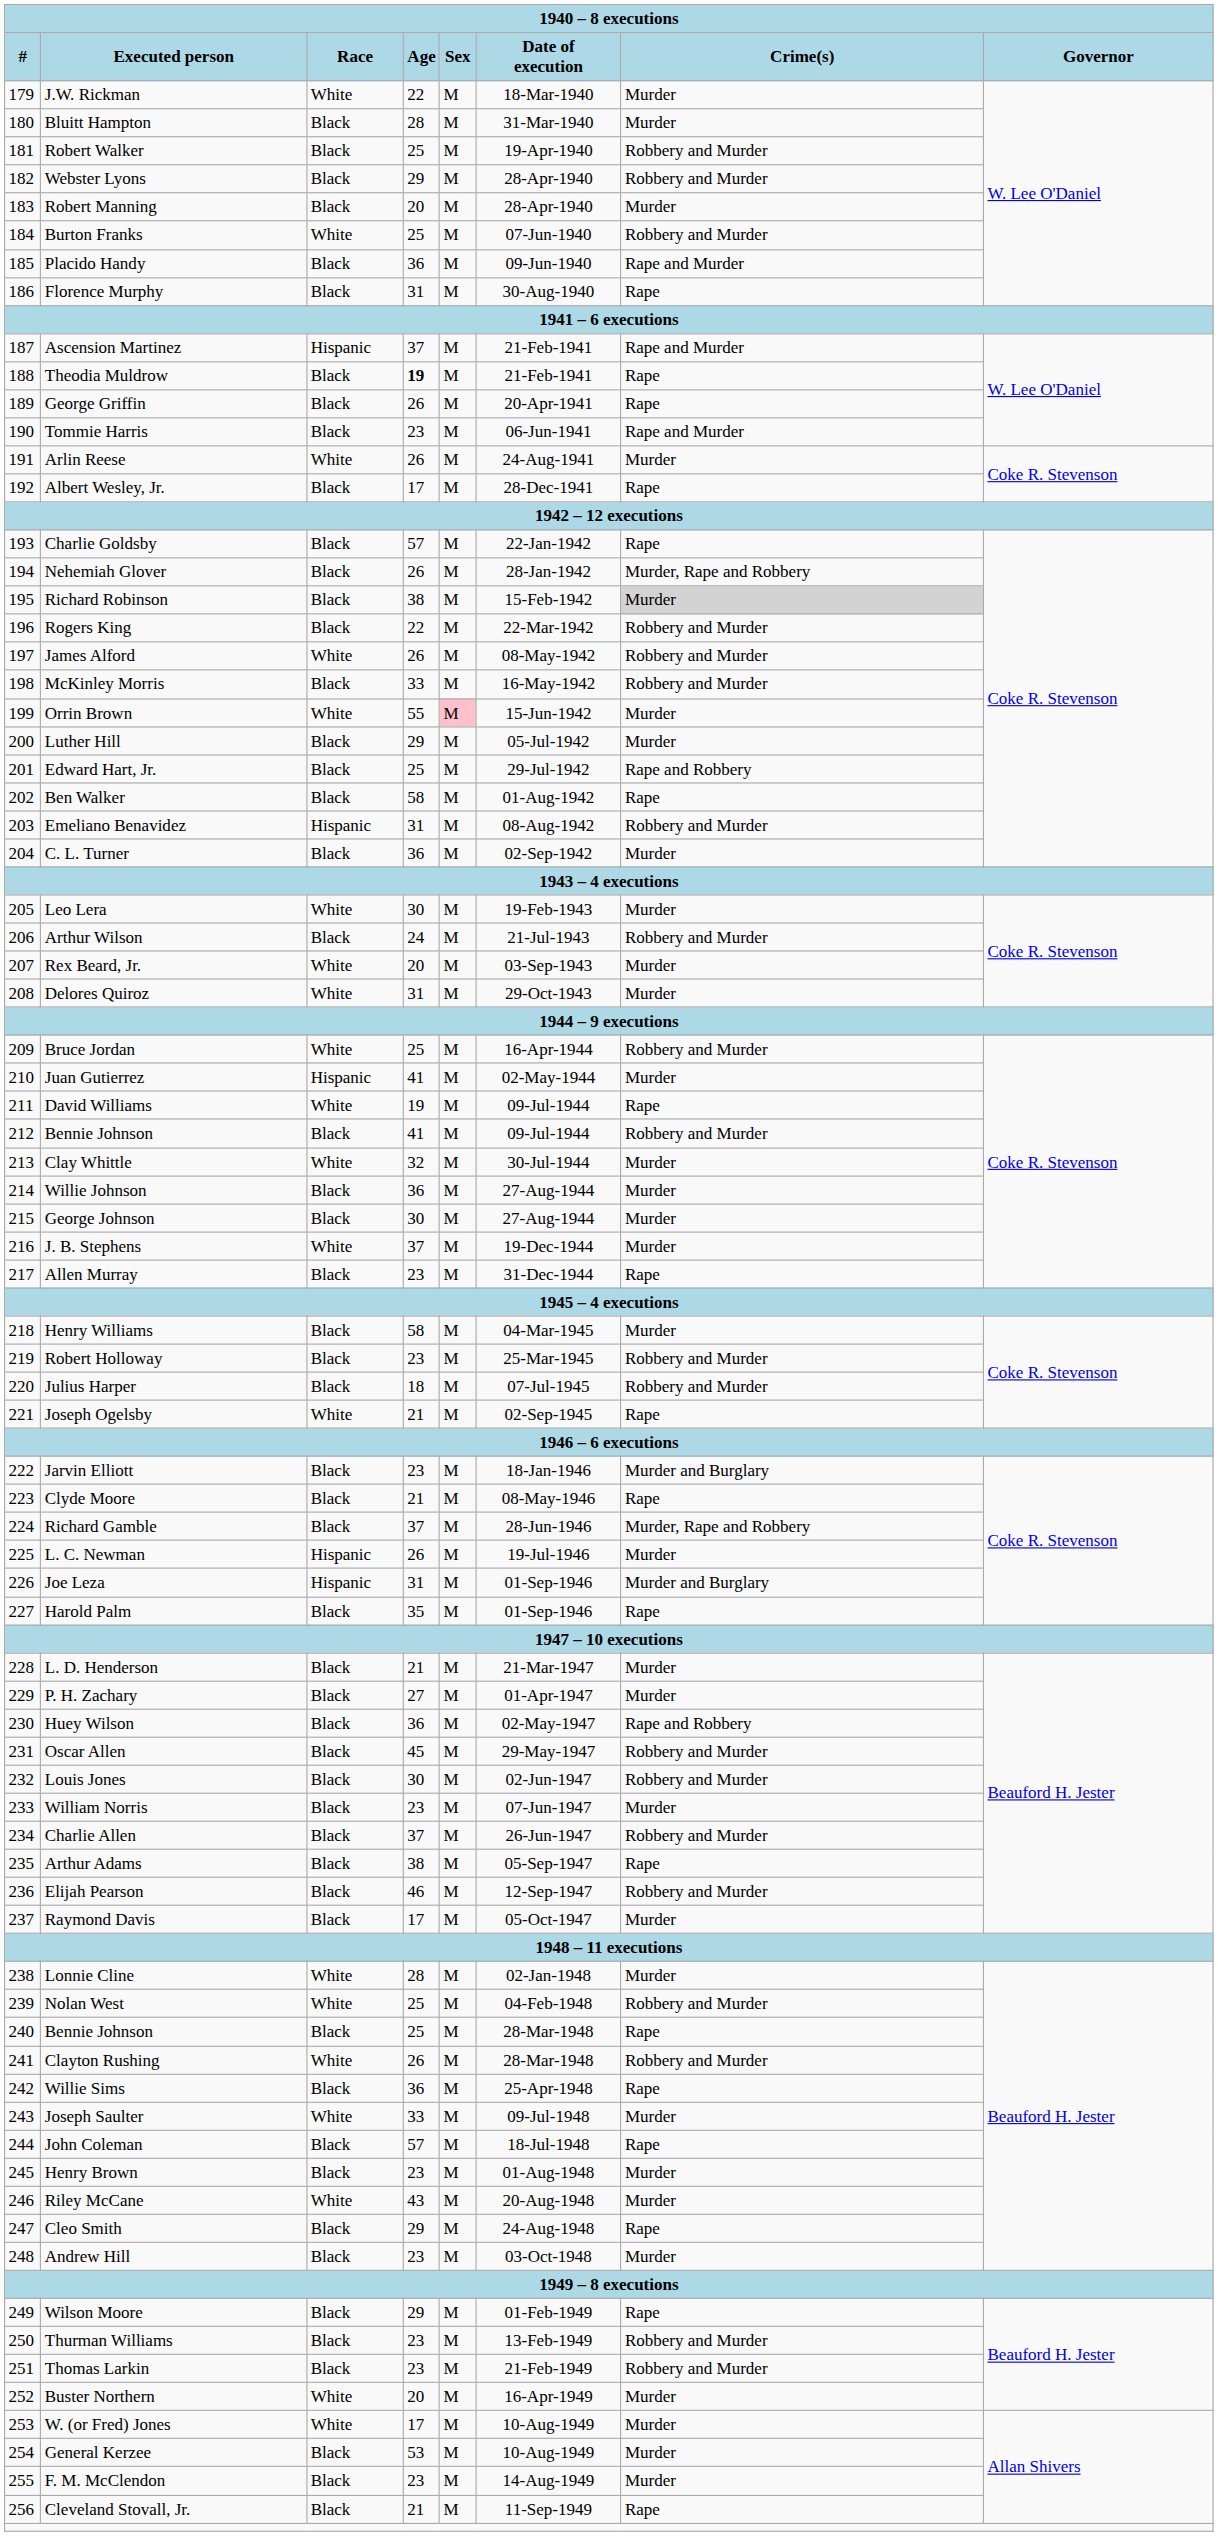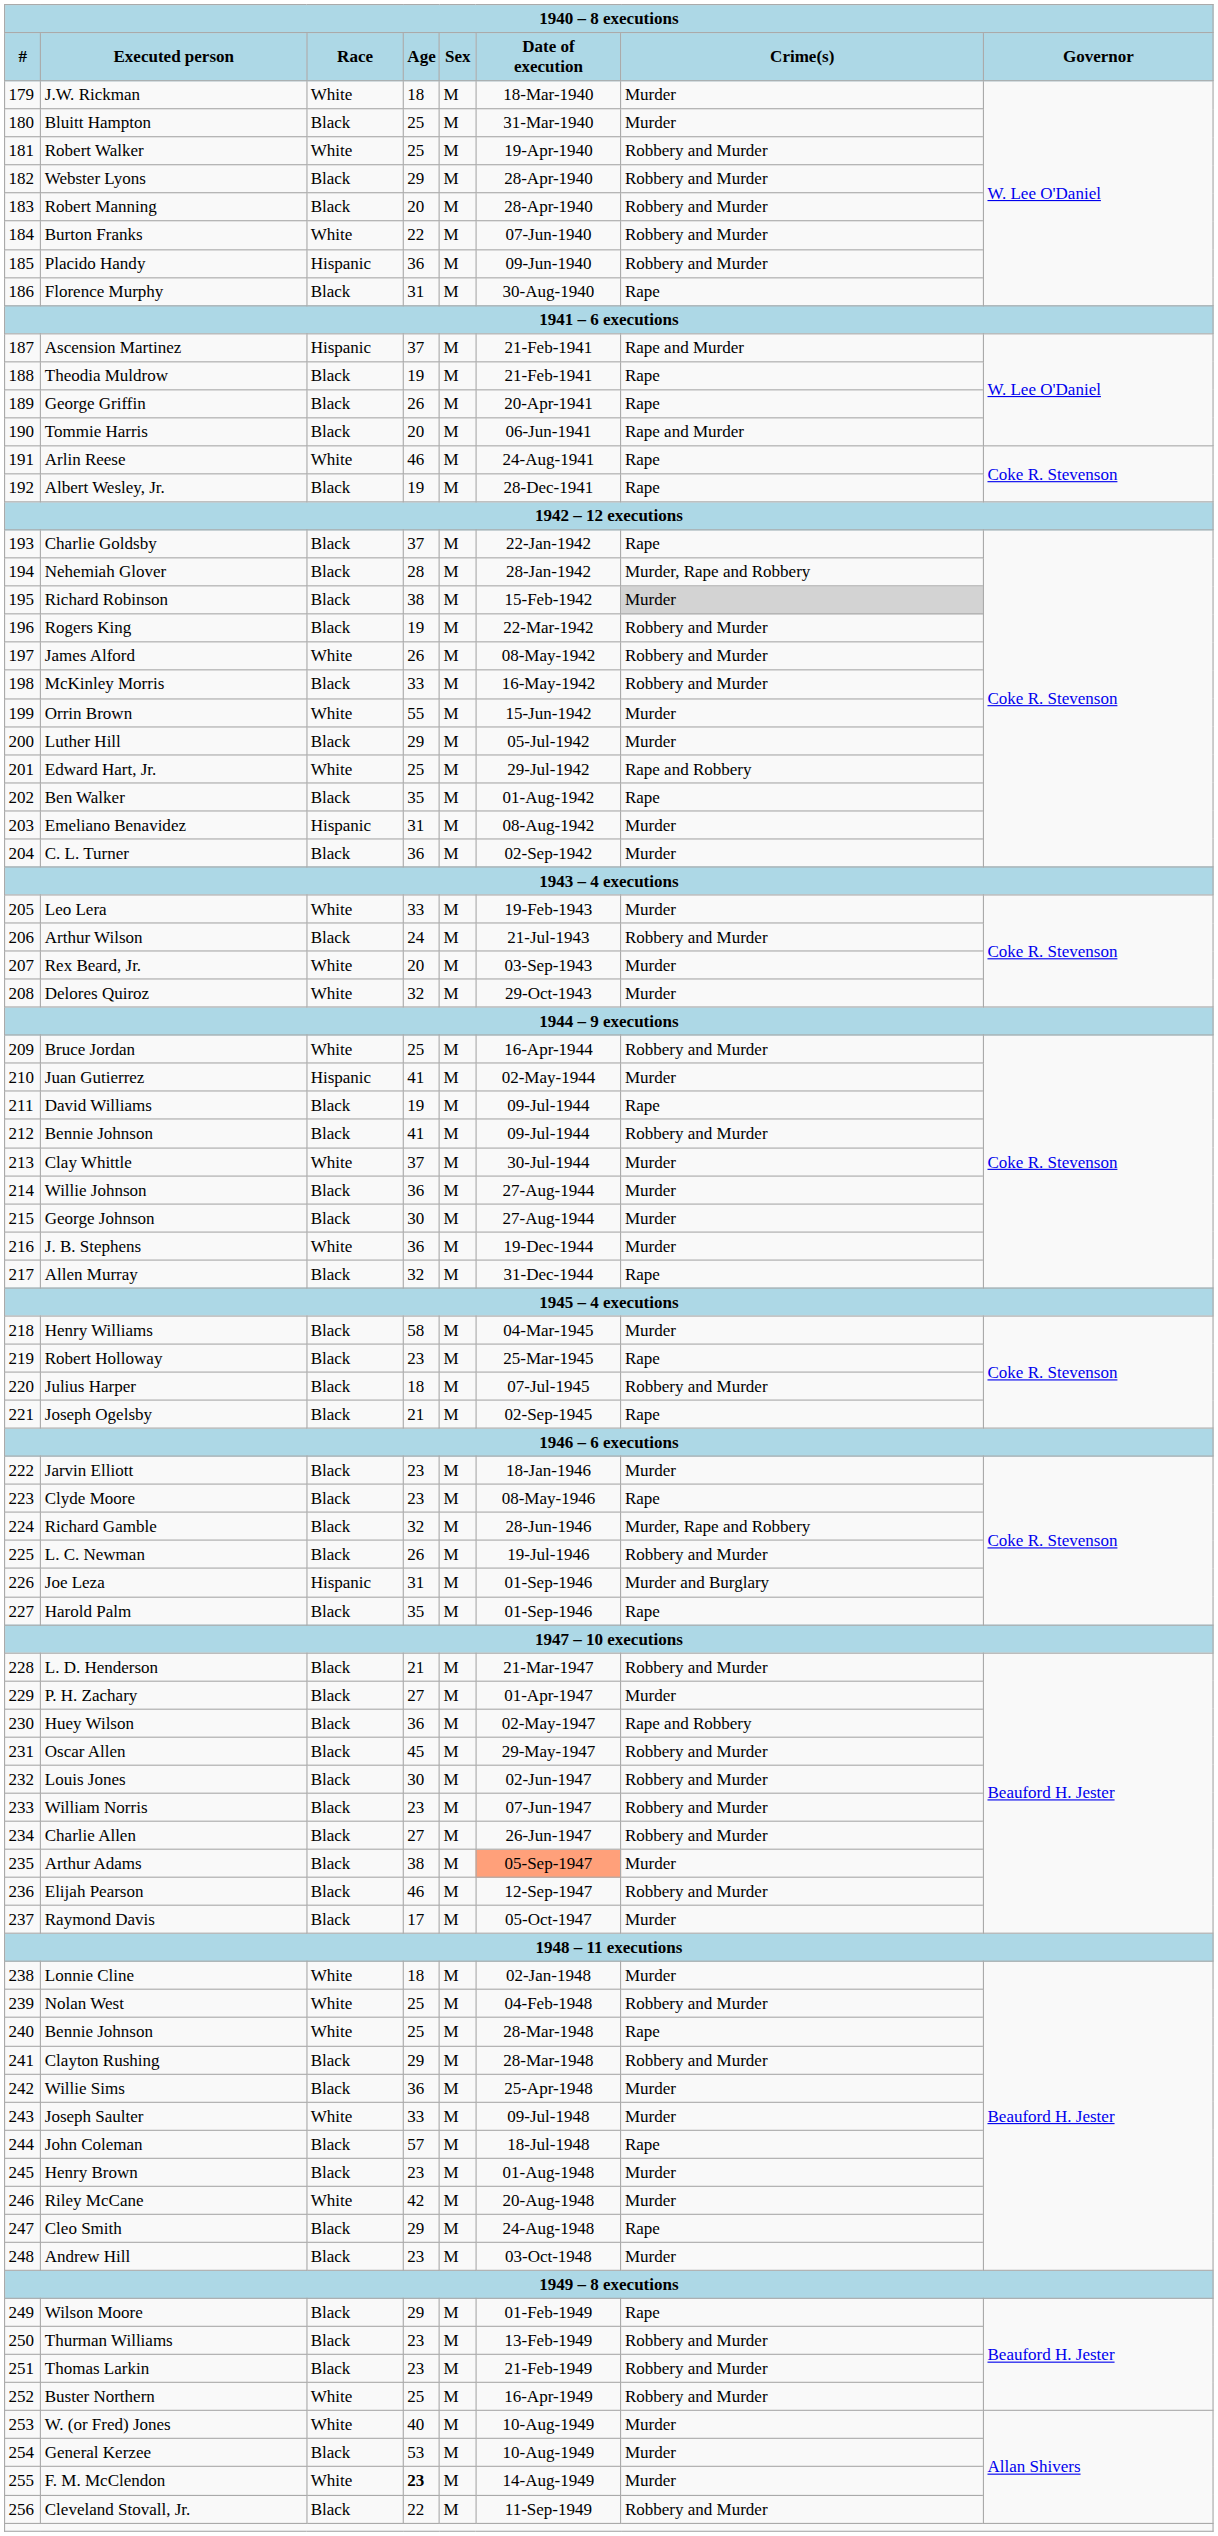(416, 95) 22 -> (416, 95) 18
(416, 123) 28 -> (416, 123) 25
(331, 151) Black -> (331, 151) White
(650, 207) Murder -> (696, 207) Robbery and Murder
(416, 235) 25 -> (416, 235) 22
(331, 263) Black -> (341, 263) Hispanic
(684, 263) Rape and Murder -> (696, 263) Robbery and Murder
(416, 375) bold -> (416, 375) normal
(416, 431) 23 -> (416, 431) 20
(416, 459) 26 -> (416, 459) 46
(650, 459) Murder -> (642, 459) Rape
(416, 488) 17 -> (416, 488) 19
(416, 544) 57 -> (416, 544) 37
(416, 572) 26 -> (416, 572) 28
(416, 628) 22 -> (416, 628) 19
(451, 712) pink background -> (451, 712) no background
(331, 768) Black -> (331, 768) White
(416, 796) 58 -> (416, 796) 35
(696, 824) Robbery and Murder -> (650, 824) Murder
(416, 909) 30 -> (416, 909) 33
(416, 993) 31 -> (416, 993) 32
(331, 1105) White -> (331, 1105) Black
(416, 1161) 32 -> (416, 1161) 37
(416, 1245) 37 -> (416, 1245) 36
(416, 1273) 23 -> (416, 1273) 32
(696, 1358) Robbery and Murder -> (642, 1358) Rape
(331, 1414) White -> (331, 1414) Black
(697, 1470) Murder and Burglary -> (650, 1470) Murder
(416, 1498) 21 -> (416, 1498) 23
(416, 1526) 37 -> (416, 1526) 32
(341, 1554) Hispanic -> (331, 1554) Black
(650, 1554) Murder -> (696, 1554) Robbery and Murder
(650, 1666) Murder -> (696, 1666) Robbery and Murder
(650, 1807) Murder -> (696, 1807) Robbery and Murder
(416, 1835) 37 -> (416, 1835) 27
(548, 1863) no background -> (548, 1863) lightsalmon background
(642, 1863) Rape -> (650, 1863) Murder
(416, 1975) 28 -> (416, 1975) 18
(331, 2031) Black -> (331, 2031) White
(331, 2059) White -> (331, 2059) Black
(416, 2059) 26 -> (416, 2059) 29
(642, 2087) Rape -> (650, 2087) Murder
(416, 2200) 43 -> (416, 2200) 42
(416, 2396) 20 -> (416, 2396) 25
(650, 2396) Murder -> (696, 2396) Robbery and Murder
(416, 2424) 17 -> (416, 2424) 40
(331, 2480) Black -> (331, 2480) White
(416, 2480) normal -> (416, 2480) bold
(416, 2509) 21 -> (416, 2509) 22
(642, 2509) Rape -> (696, 2509) Robbery and Murder
